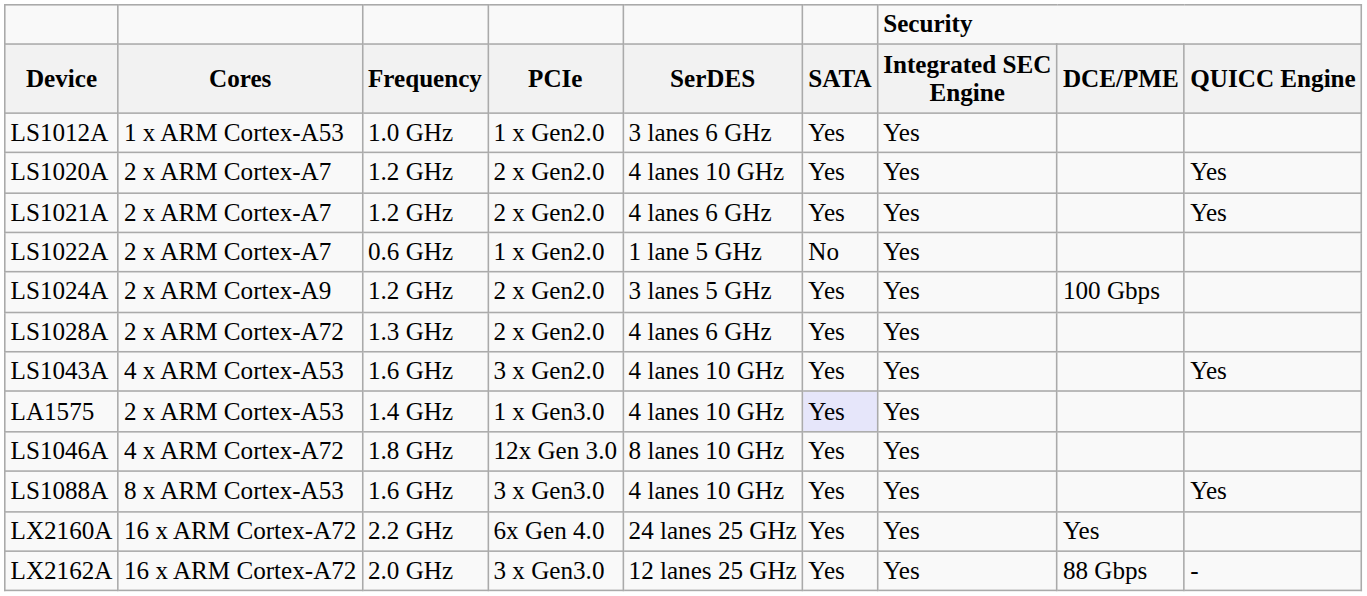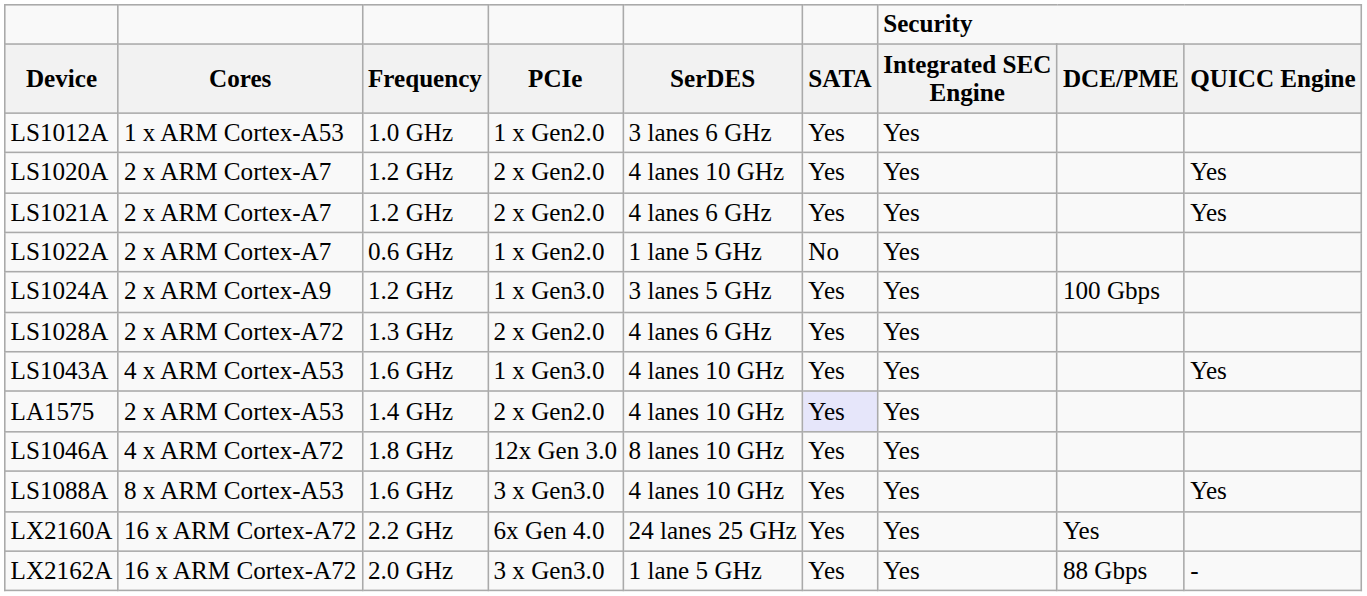(549, 291) 2 x Gen2.0 -> (549, 291) 1 x Gen3.0
(549, 371) 3 x Gen2.0 -> (549, 371) 1 x Gen3.0
(549, 411) 1 x Gen3.0 -> (549, 411) 2 x Gen2.0
(713, 570) 12 lanes 25 GHz -> (695, 570) 1 lane 5 GHz
